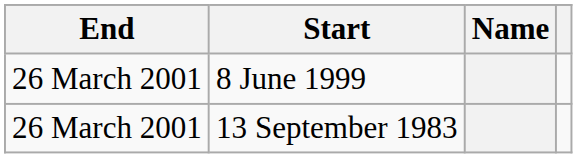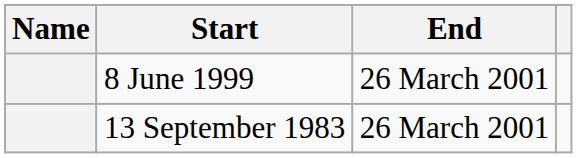columns swapped: (511, 29) <-> (107, 29)
